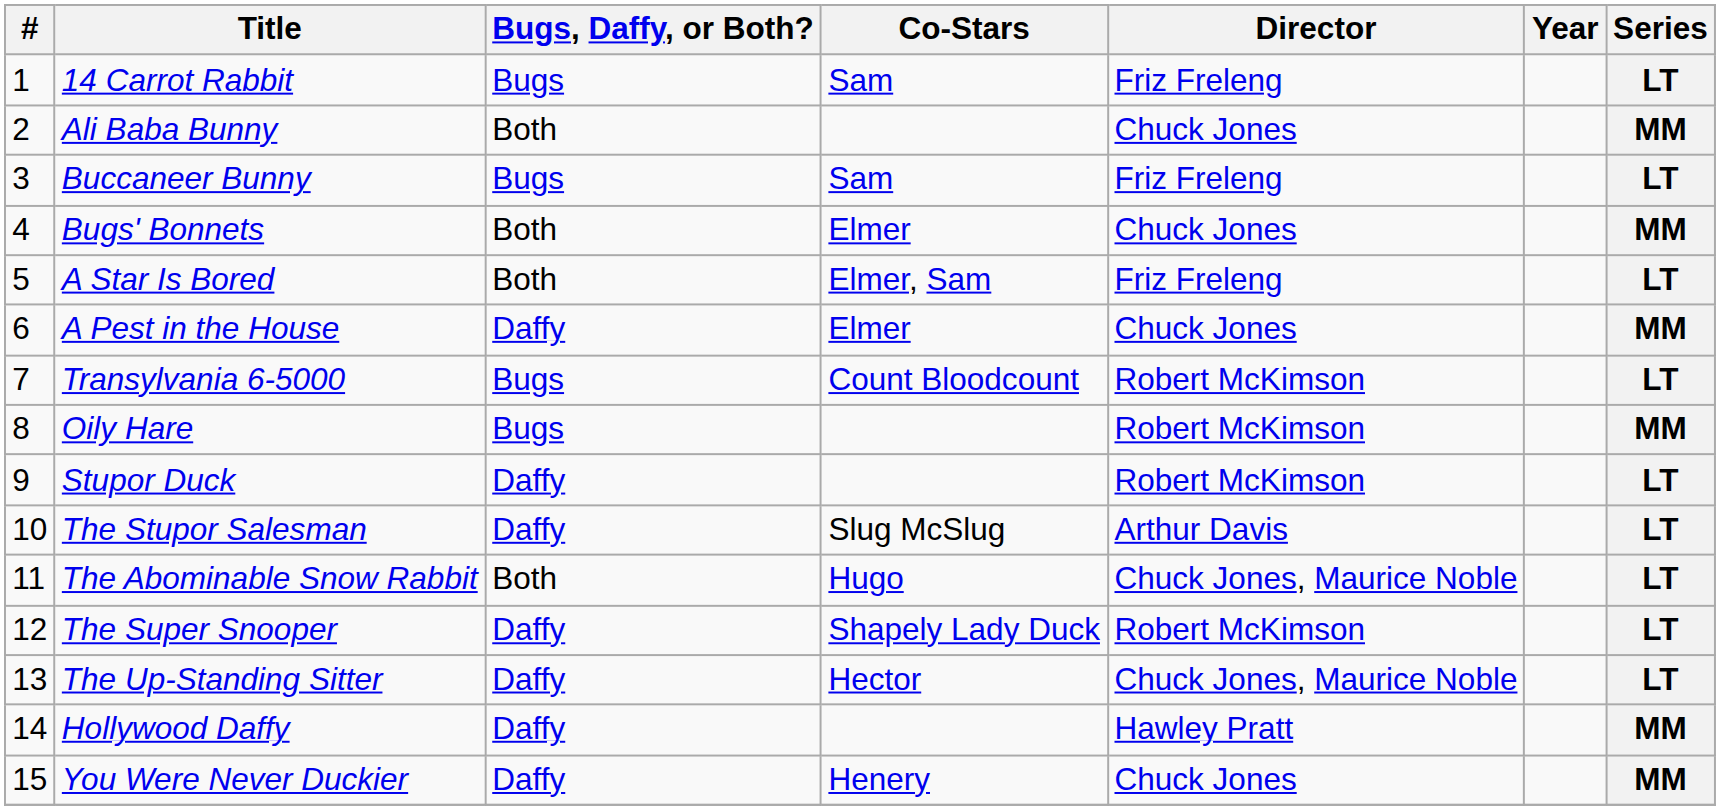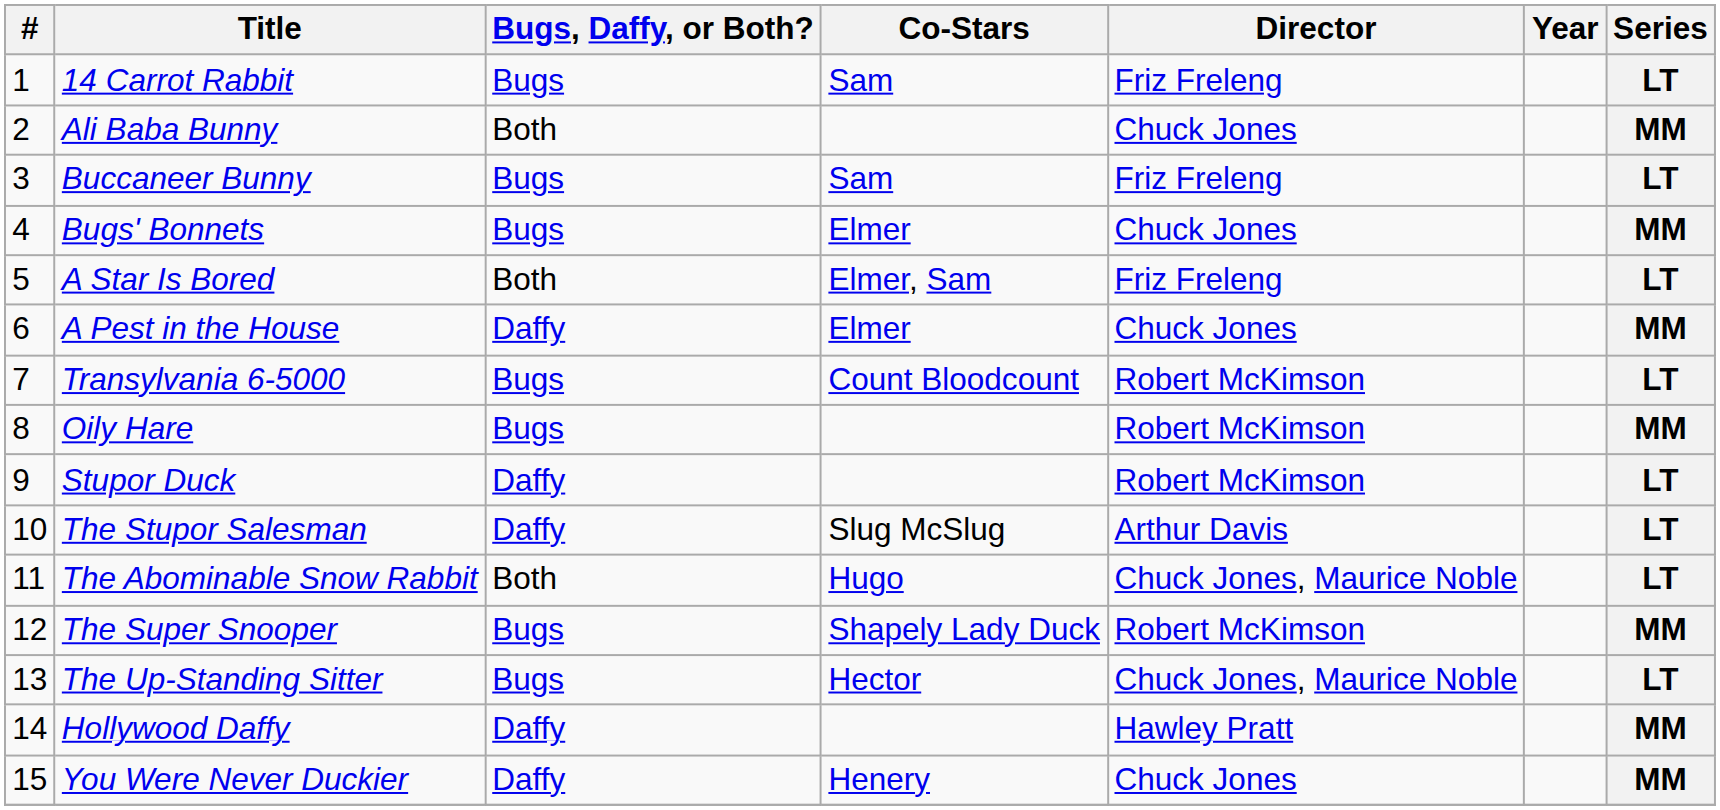(525, 229) Both -> (528, 229) Bugs
(529, 629) Daffy -> (528, 629) Bugs
(1660, 629) LT -> (1660, 629) MM
(529, 679) Daffy -> (528, 679) Bugs
